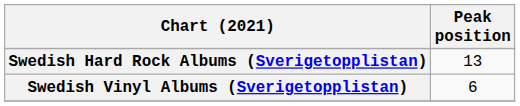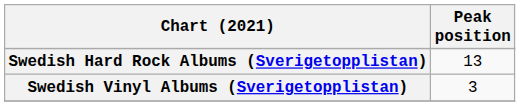(473, 88) 6 -> (473, 88) 3
